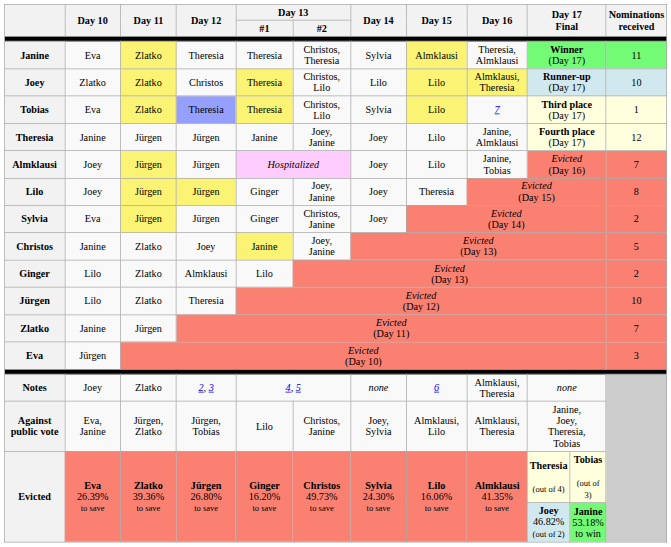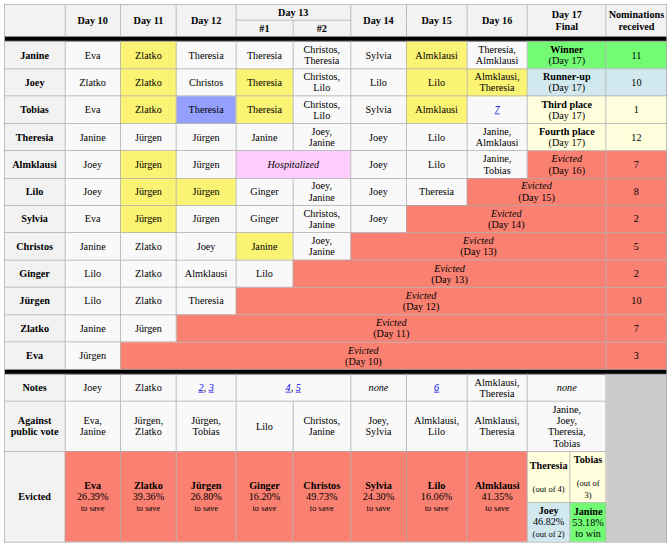(437, 109) Lilo -> (437, 109) Almklausi
